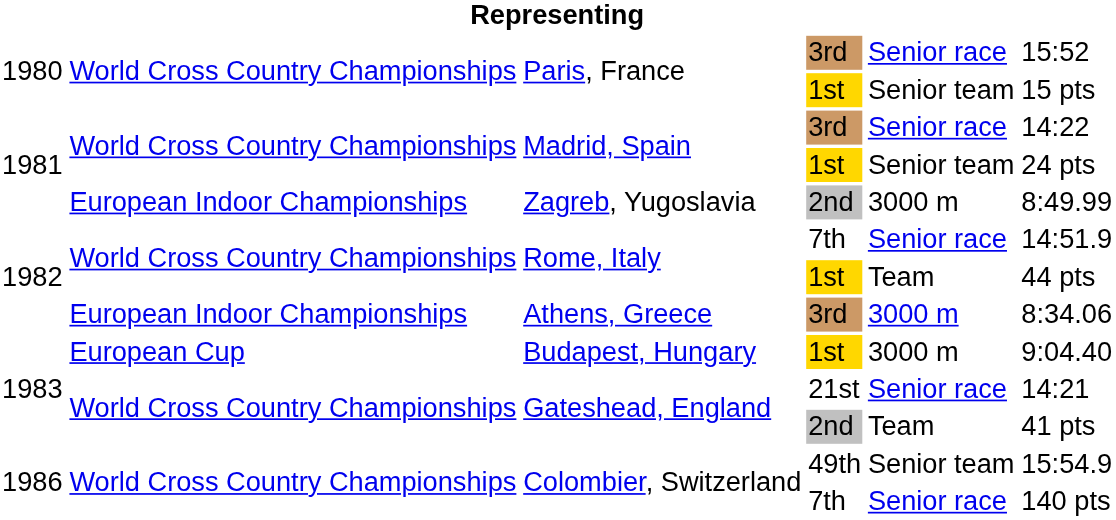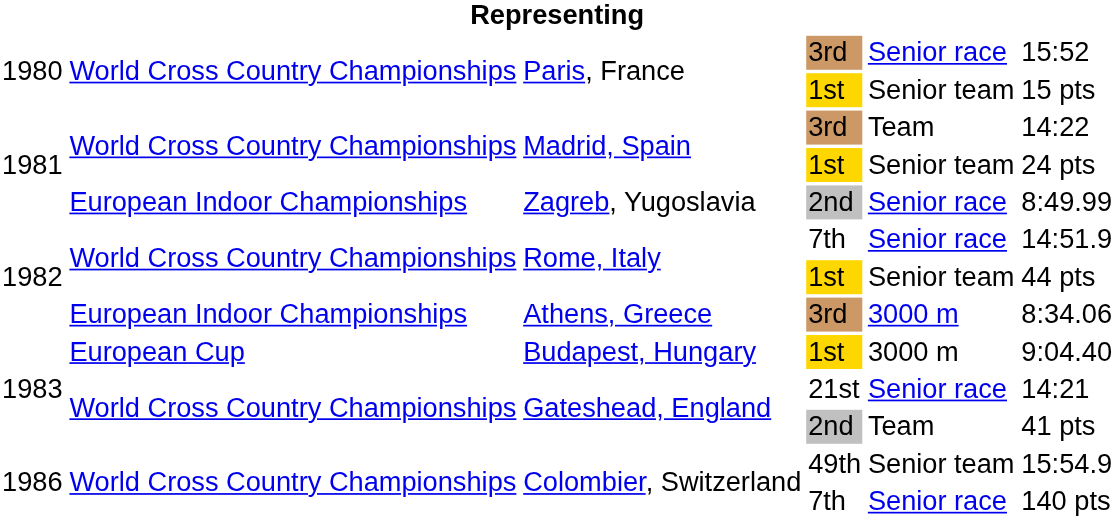(937, 127) Senior race -> (901, 127) Team
(913, 202) 3000 m -> (937, 202) Senior race
(901, 276) Team -> (941, 276) Senior team
